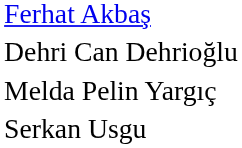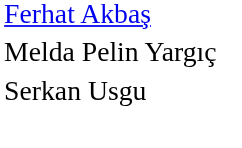- row: (121, 52)
